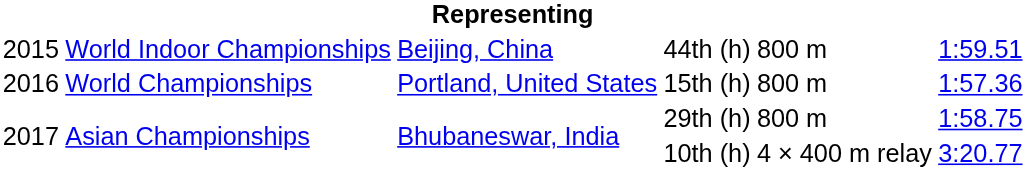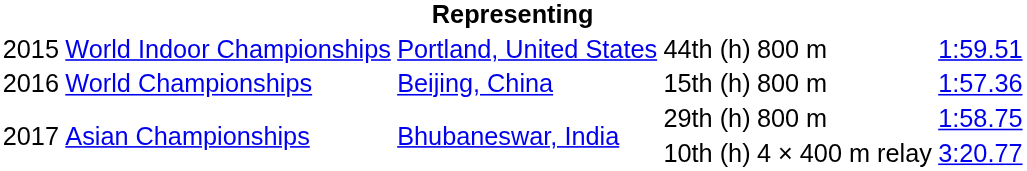(475, 49) Beijing, China -> (527, 49) Portland, United States
(527, 84) Portland, United States -> (475, 84) Beijing, China
